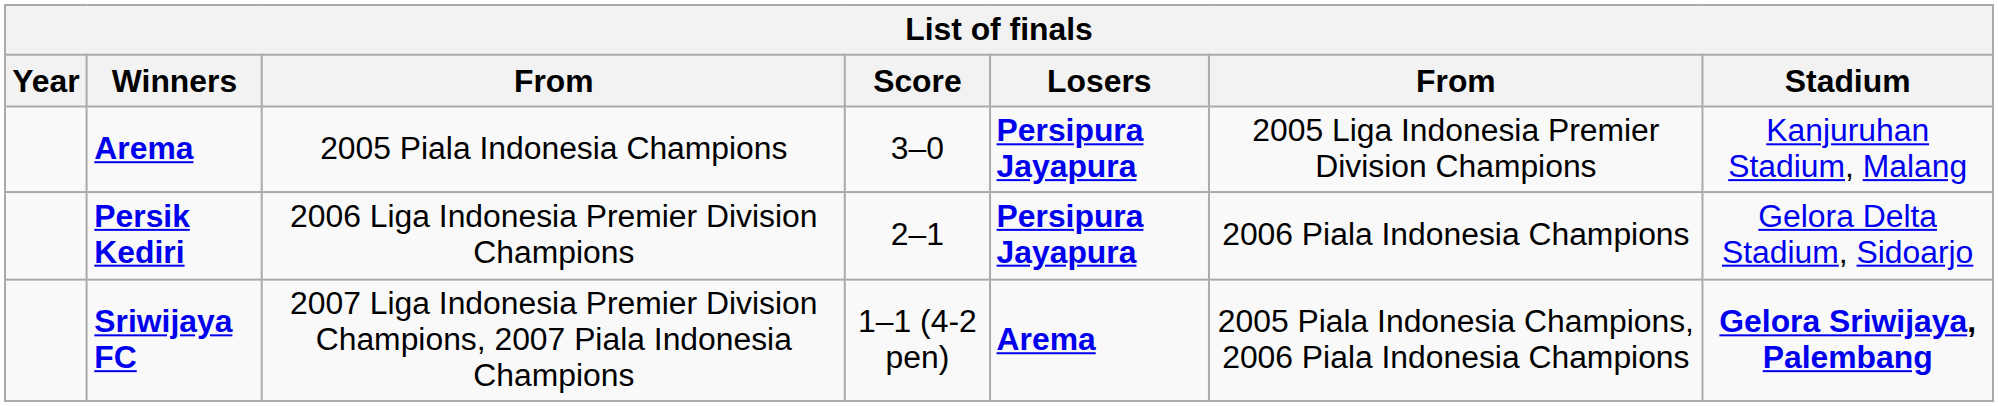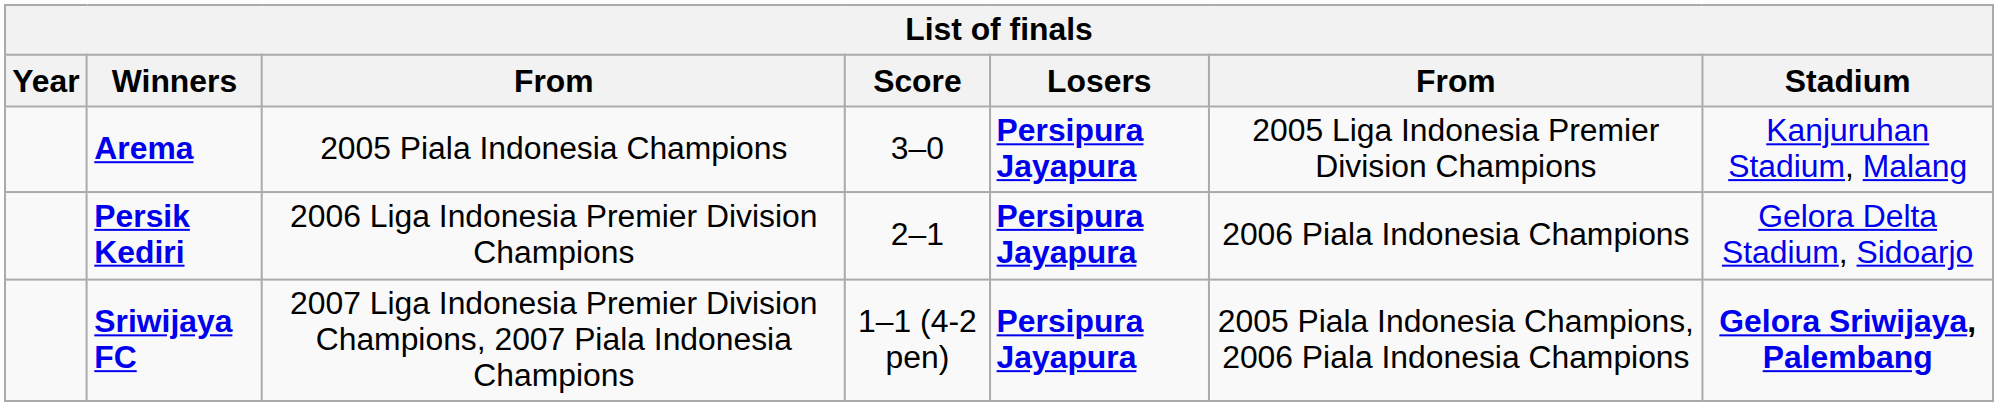(1046, 339) Arema -> (1070, 339) Persipura Jayapura
